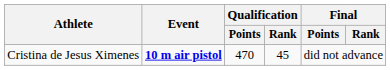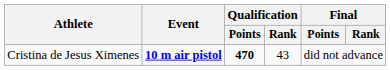(245, 55) normal -> (245, 55) bold
(283, 55) 45 -> (283, 55) 43
